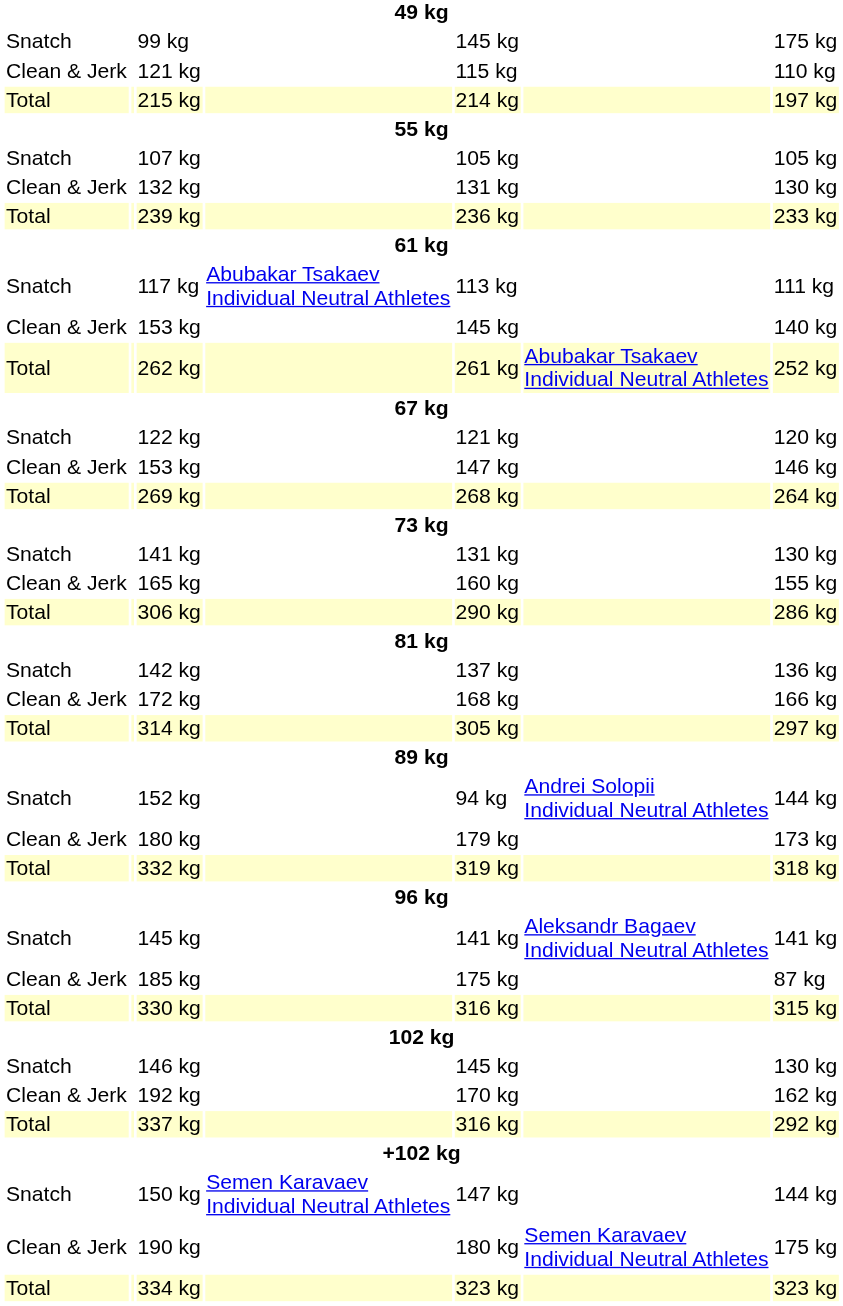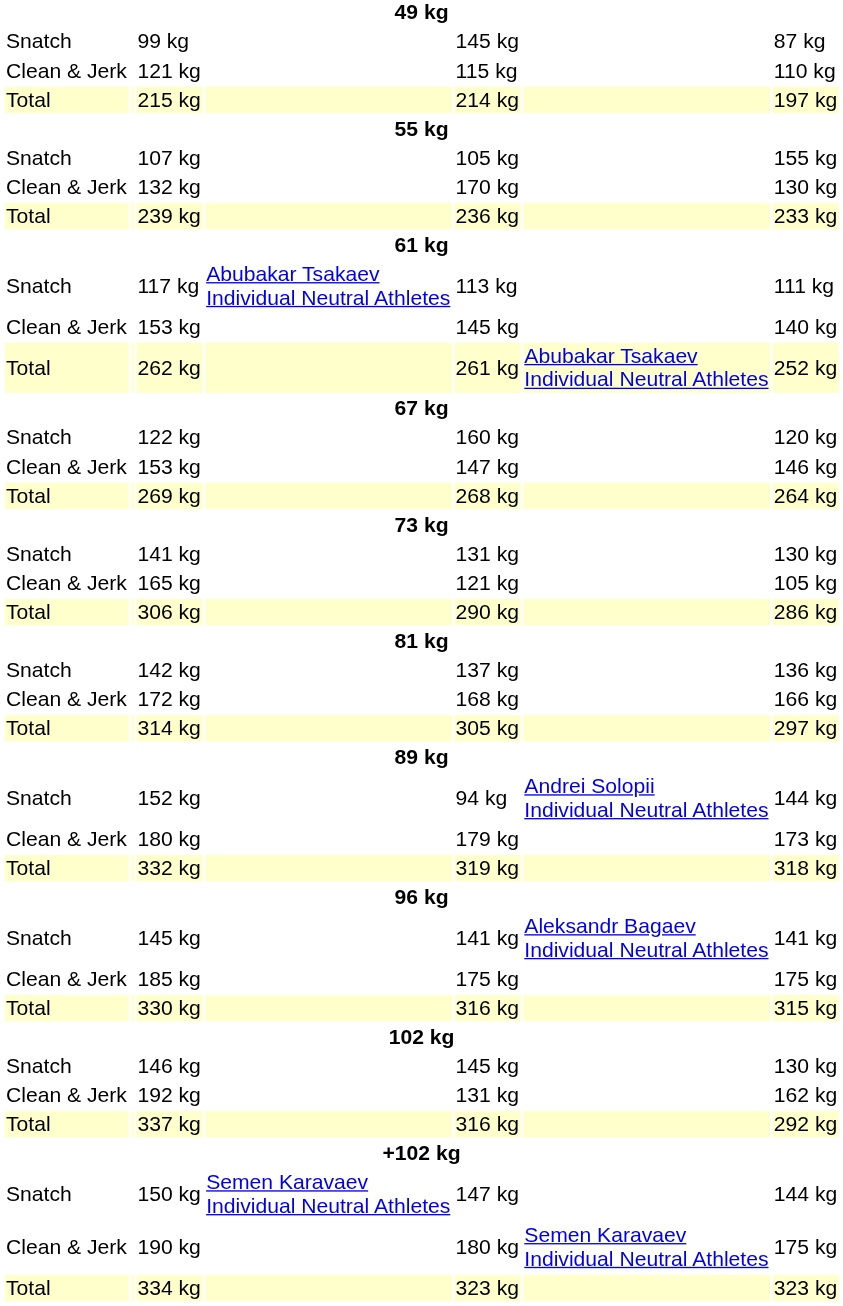(805, 41) 175 kg -> (800, 41) 87 kg
(805, 157) 105 kg -> (805, 157) 155 kg
(487, 186) 131 kg -> (487, 186) 170 kg
(487, 437) 121 kg -> (487, 437) 160 kg
(487, 582) 160 kg -> (487, 582) 121 kg
(805, 582) 155 kg -> (805, 582) 105 kg
(800, 978) 87 kg -> (805, 978) 175 kg
(487, 1095) 170 kg -> (487, 1095) 131 kg
